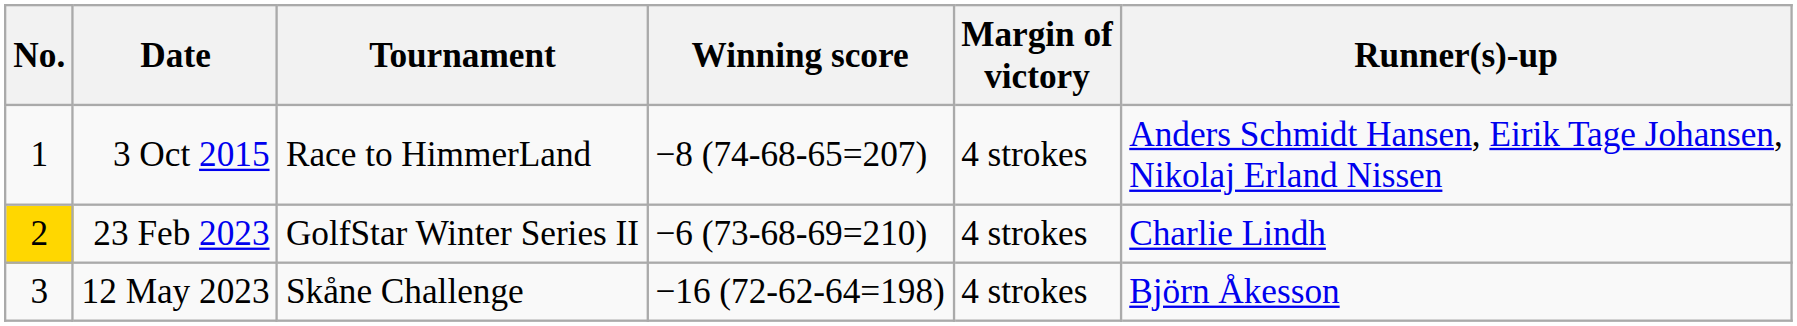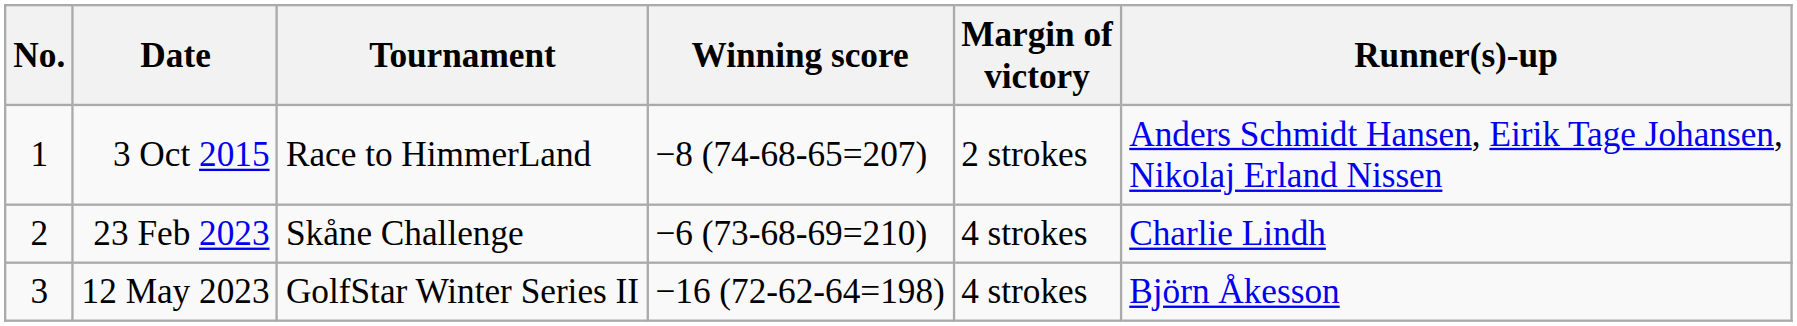(1024, 154) 4 strokes -> (1024, 154) 2 strokes
(39, 233) gold background -> (39, 233) no background
(462, 233) GolfStar Winter Series II -> (405, 233) Skåne Challenge
(405, 291) Skåne Challenge -> (462, 291) GolfStar Winter Series II
